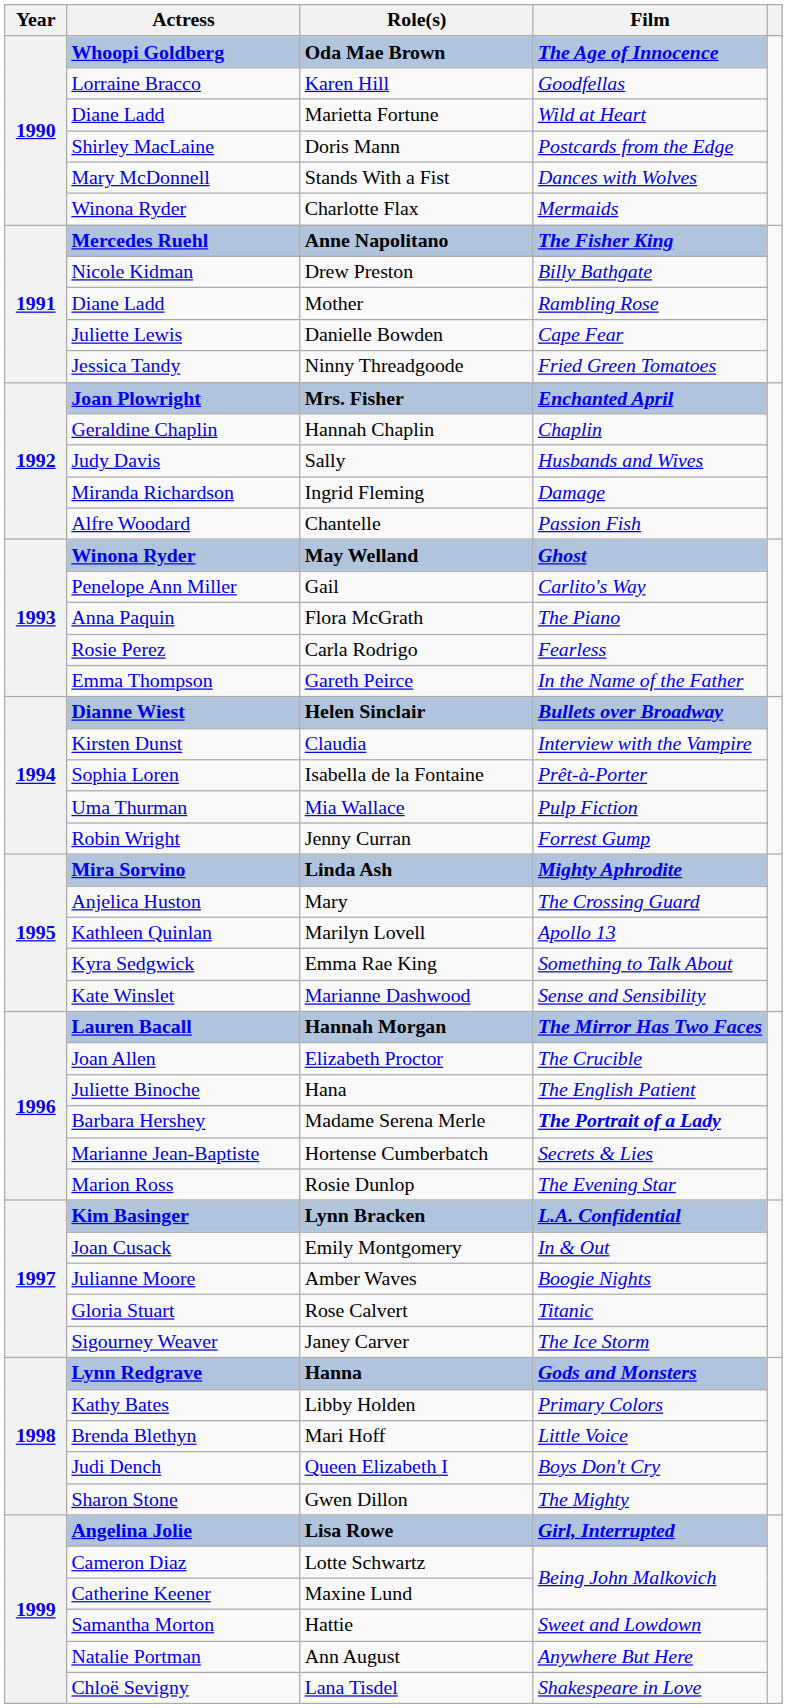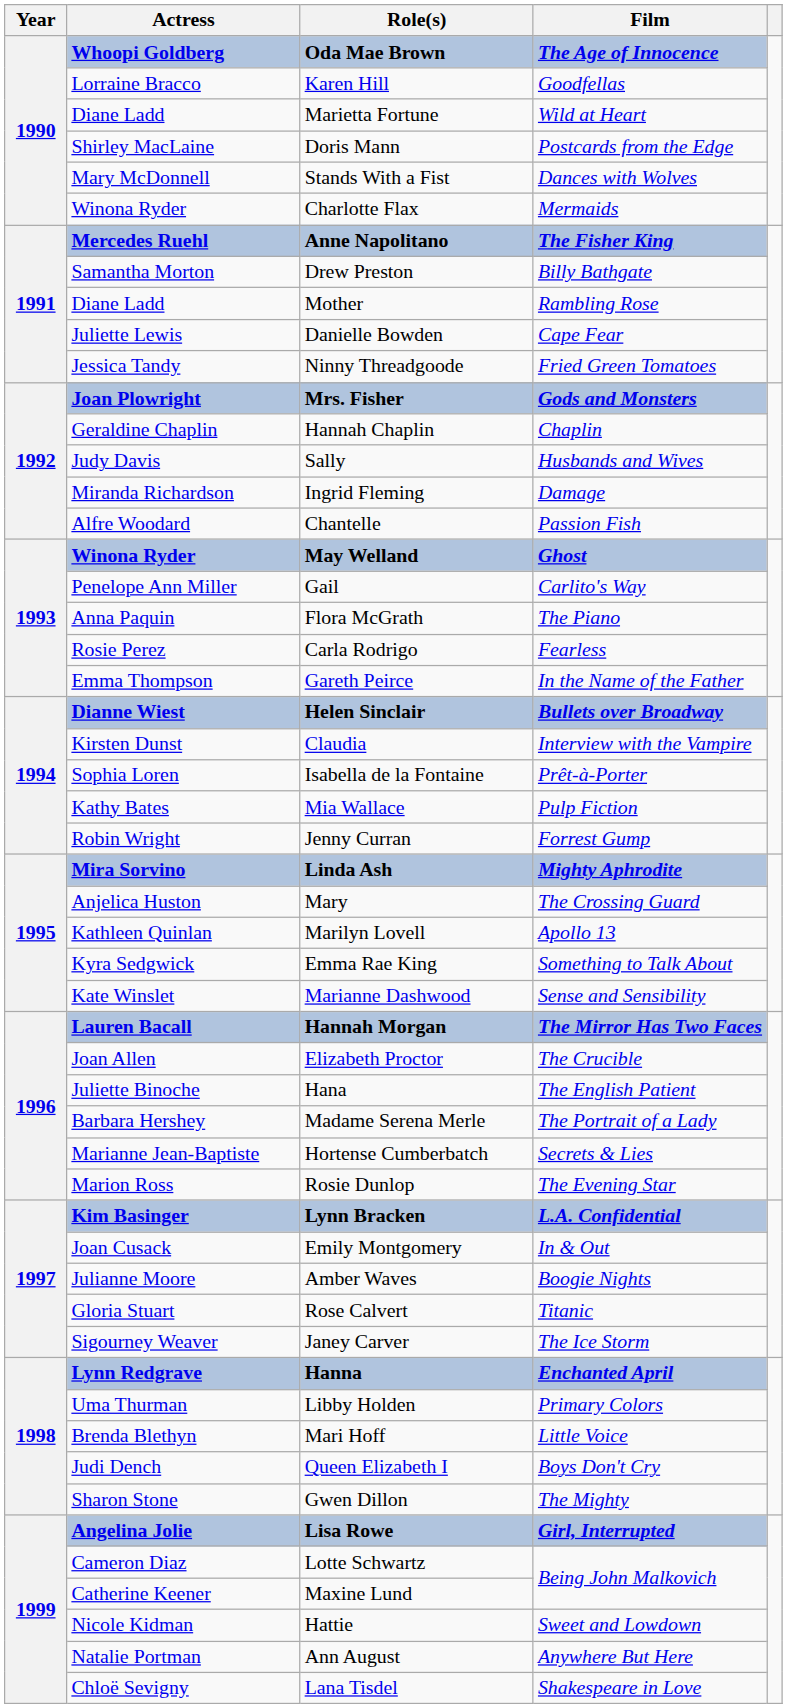(132, 271) Nicole Kidman -> (143, 271) Samantha Morton
(606, 397) Enchanted April -> (617, 397) Gods and Monsters
(129, 806) Uma Thurman -> (120, 806) Kathy Bates
(629, 1121) bold -> (627, 1121) normal
(617, 1373) Gods and Monsters -> (606, 1373) Enchanted April
(120, 1404) Kathy Bates -> (129, 1404) Uma Thurman
(143, 1624) Samantha Morton -> (132, 1624) Nicole Kidman
